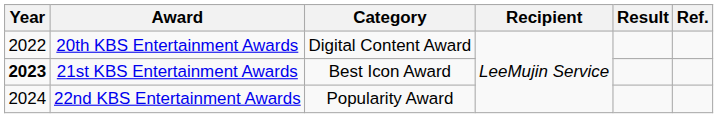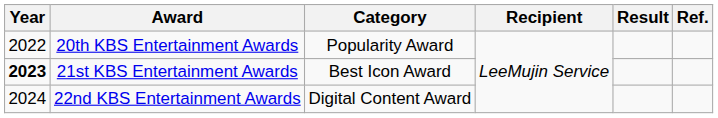(390, 44) Digital Content Award -> (390, 44) Popularity Award
(390, 98) Popularity Award -> (390, 98) Digital Content Award
